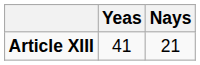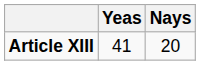(171, 45) 21 -> (171, 45) 20
